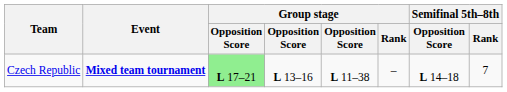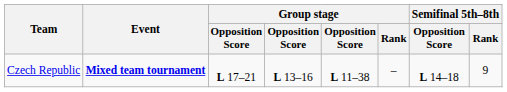(236, 77) lightgreen background -> (236, 77) no background
(485, 70) 7 -> (485, 70) 9
